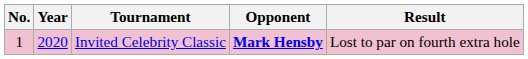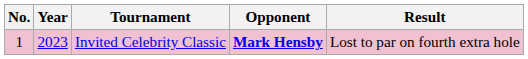(53, 42) 2020 -> (53, 42) 2023
